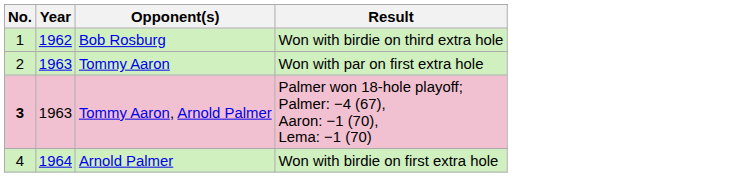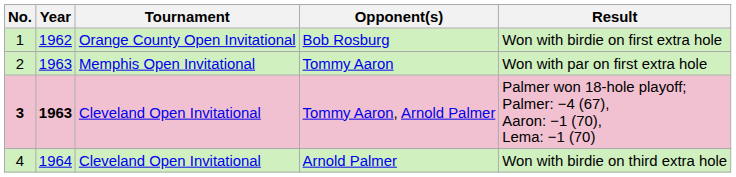+ column: (187, 16)
(391, 40) Won with birdie on third extra hole -> (612, 40) Won with birdie on first extra hole
(55, 112) normal -> (55, 112) bold
(388, 161) Won with birdie on first extra hole -> (615, 161) Won with birdie on third extra hole
